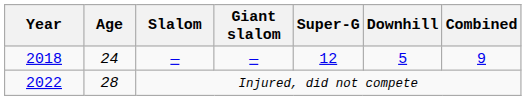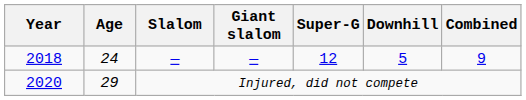(44, 83) 2022 -> (44, 83) 2020
(109, 83) 28 -> (109, 83) 29
